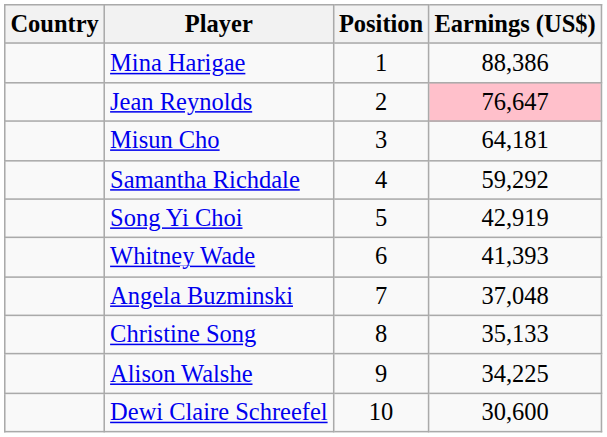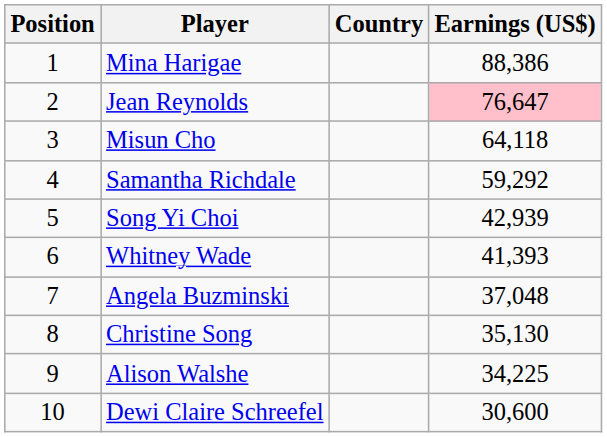columns swapped: (381, 23) <-> (55, 23)
(515, 140) 64,181 -> (515, 140) 64,118
(515, 218) 42,919 -> (515, 218) 42,939
(515, 334) 35,133 -> (515, 334) 35,130
